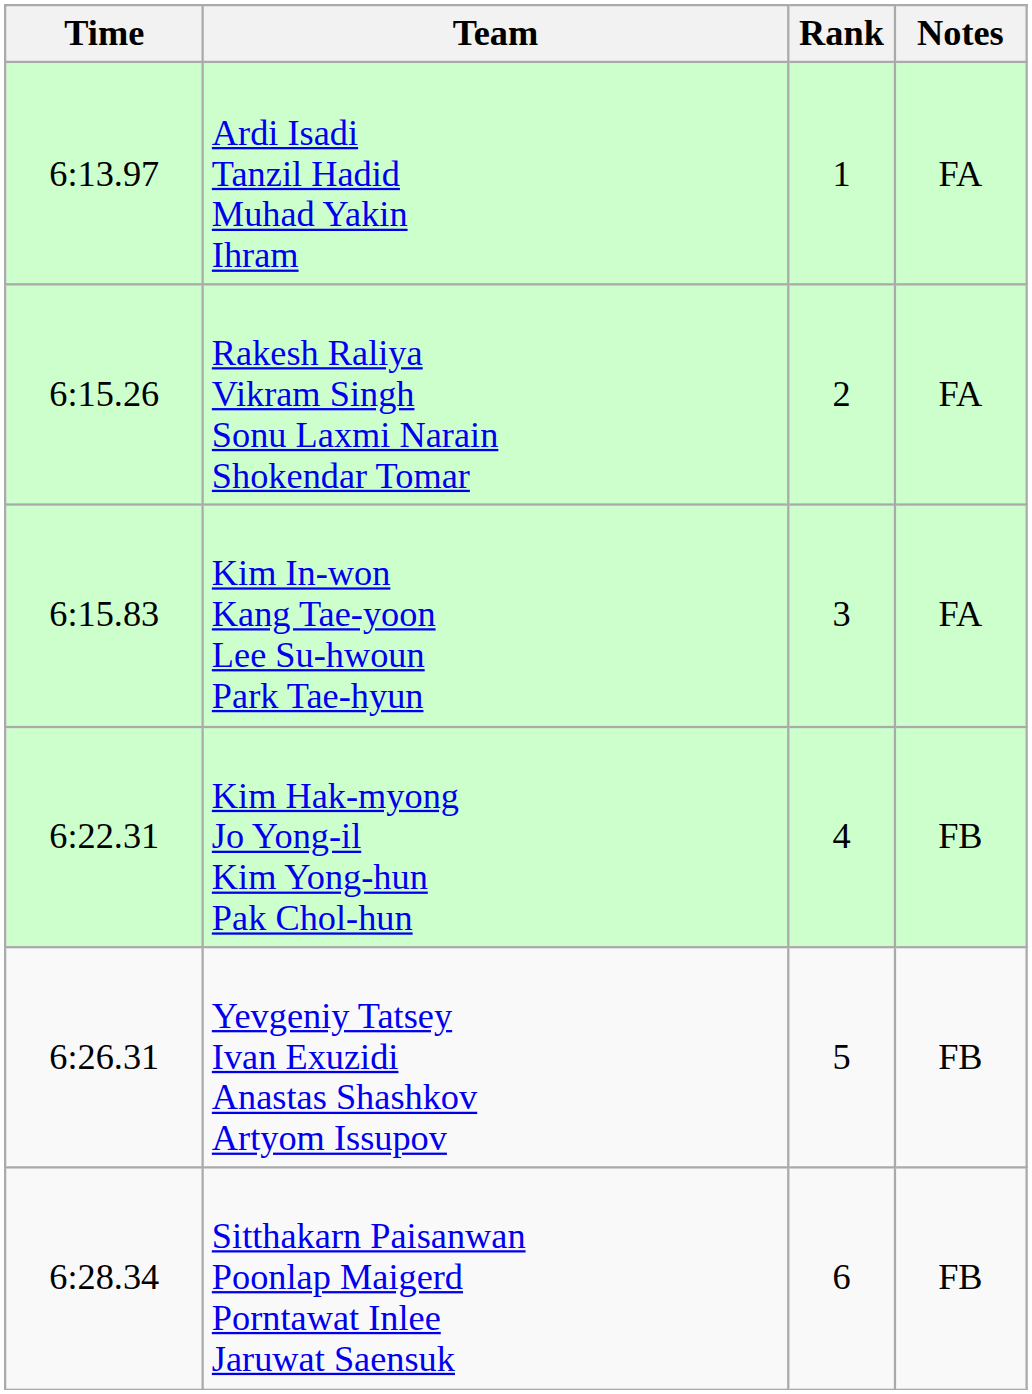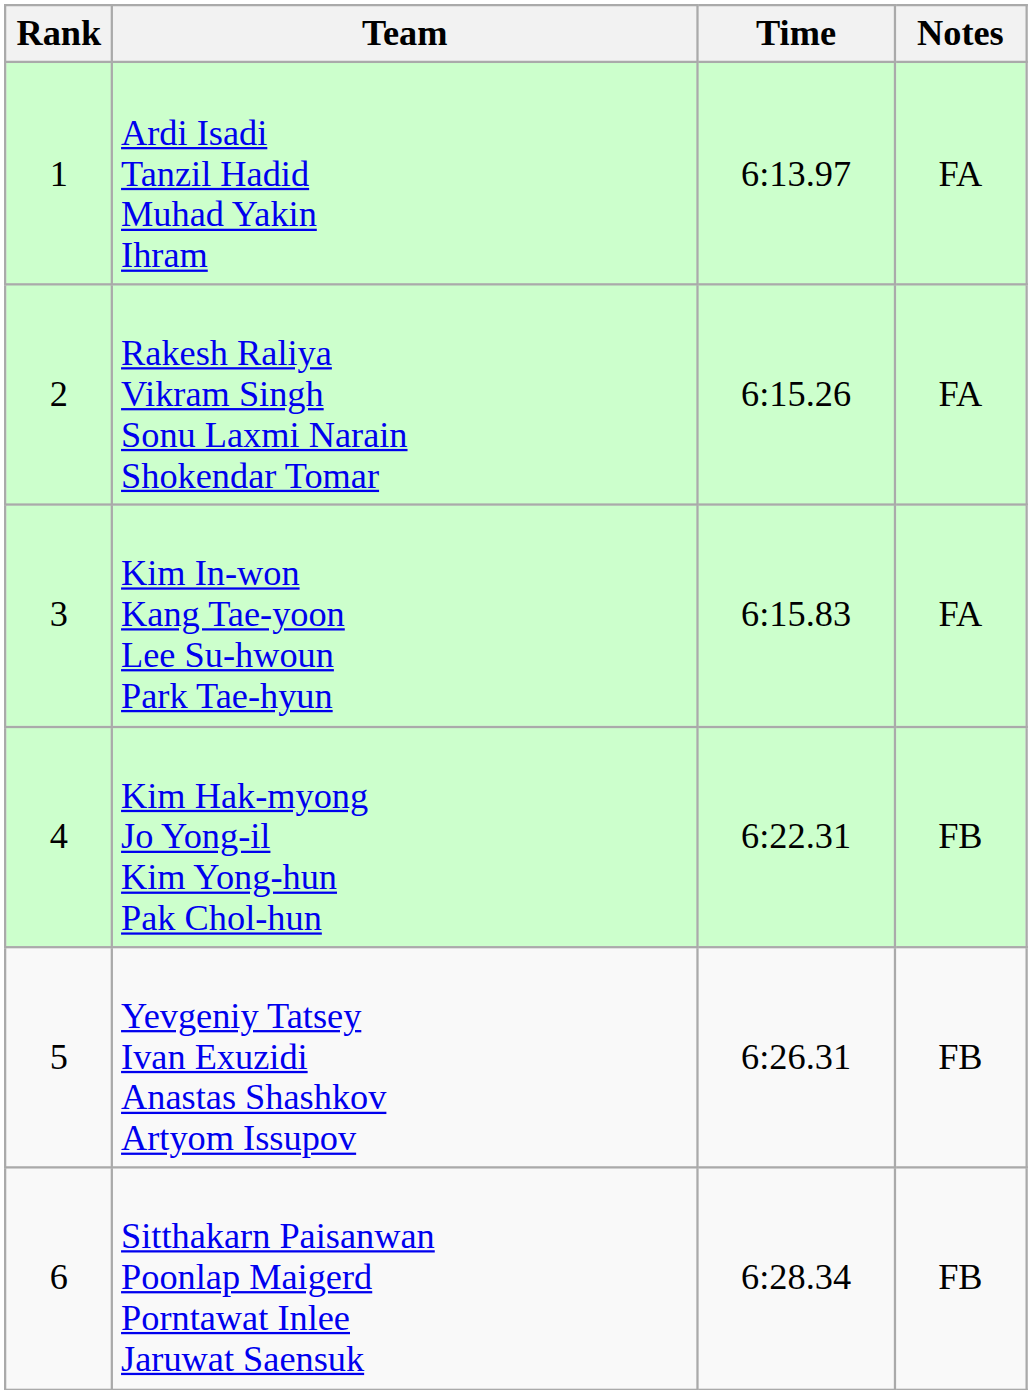columns swapped: (841, 33) <-> (104, 33)
